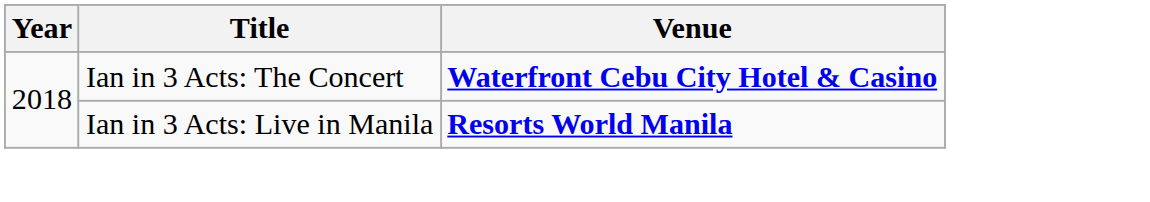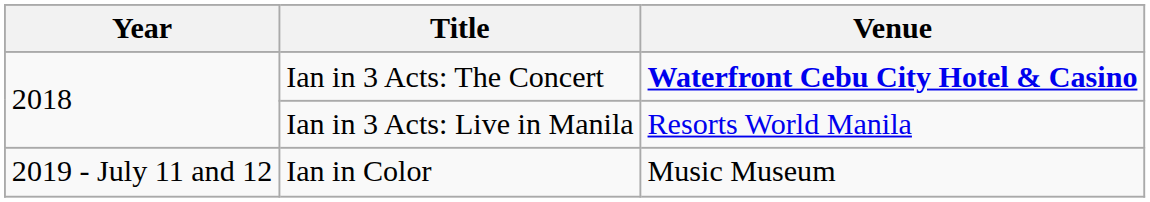(590, 123) bold -> (780, 123) normal
+ row: (359, 171)
